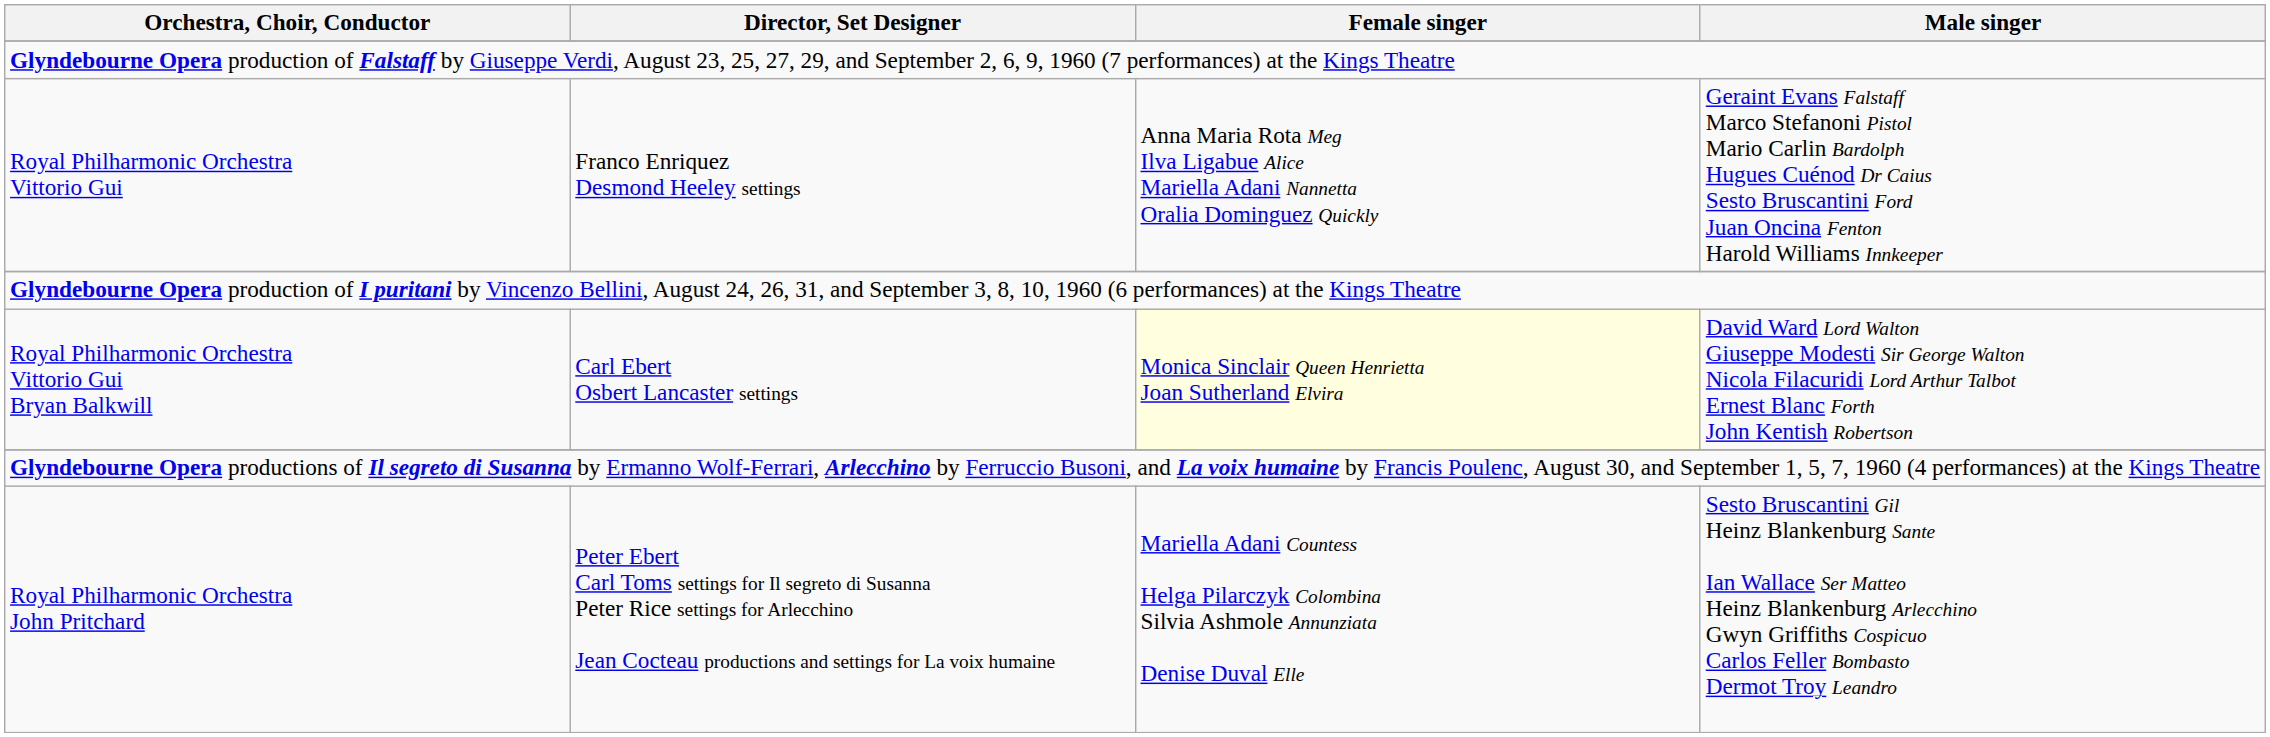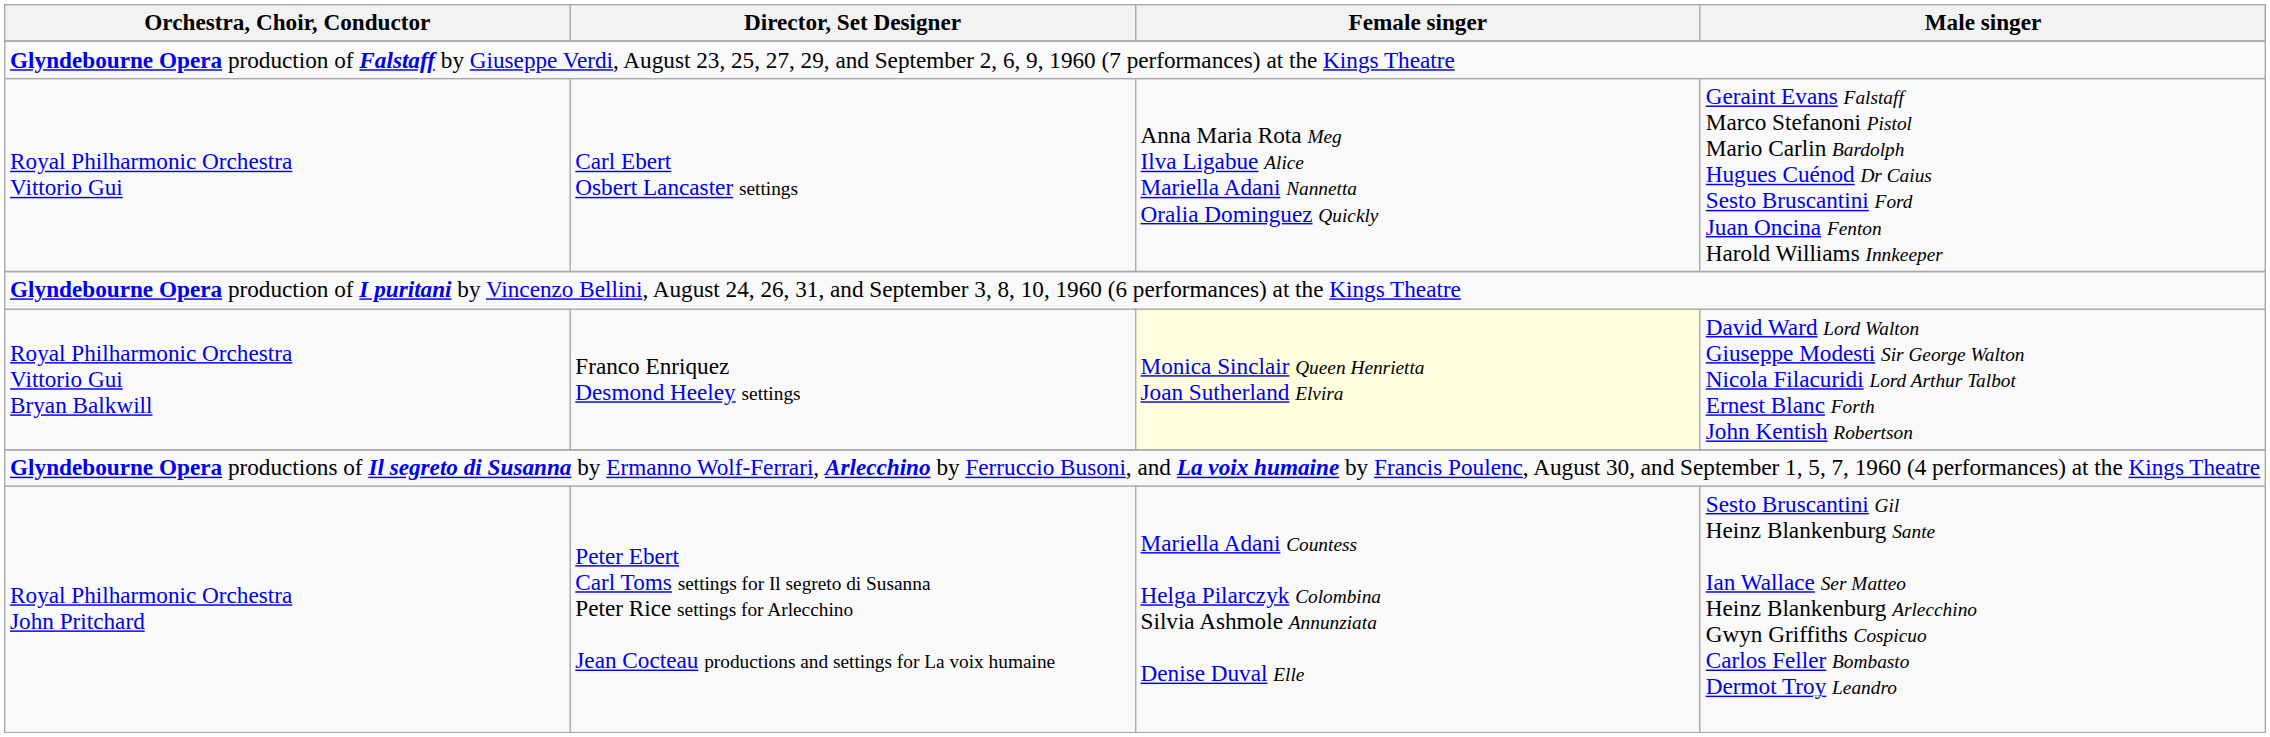(688, 174) Franco Enriquez Desmond Heeley settings -> (687, 174) Carl Ebert Osbert Lancaster settings
(687, 378) Carl Ebert Osbert Lancaster settings -> (688, 378) Franco Enriquez Desmond Heeley settings
